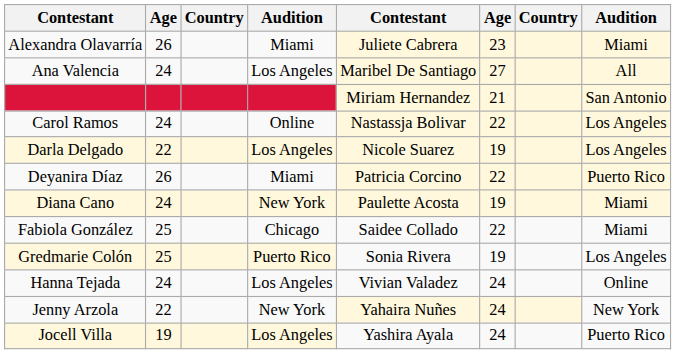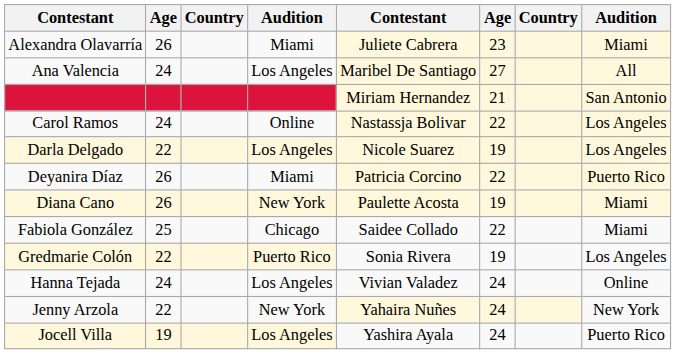(163, 202) 24 -> (163, 202) 26
(163, 255) 25 -> (163, 255) 22
